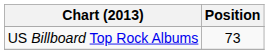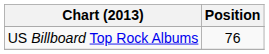(233, 37) 73 -> (233, 37) 76
